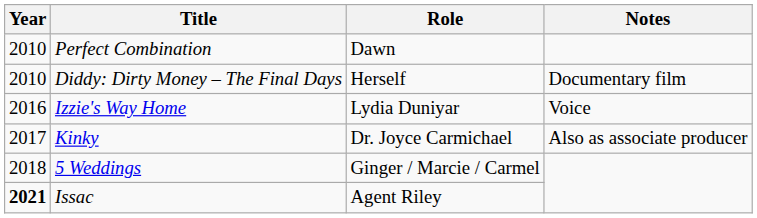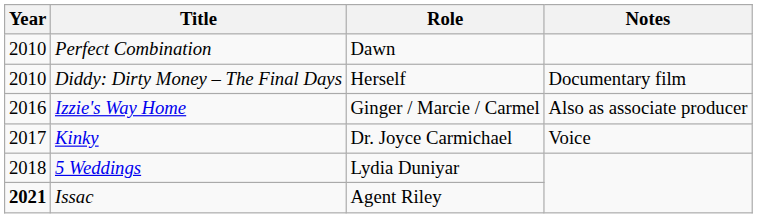(405, 108) Lydia Duniyar -> (445, 108) Ginger / Marcie / Carmel
(570, 108) Voice -> (648, 108) Also as associate producer
(648, 138) Also as associate producer -> (570, 138) Voice
(445, 167) Ginger / Marcie / Carmel -> (405, 167) Lydia Duniyar
